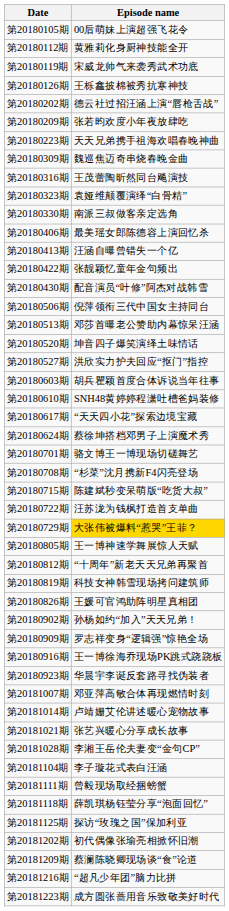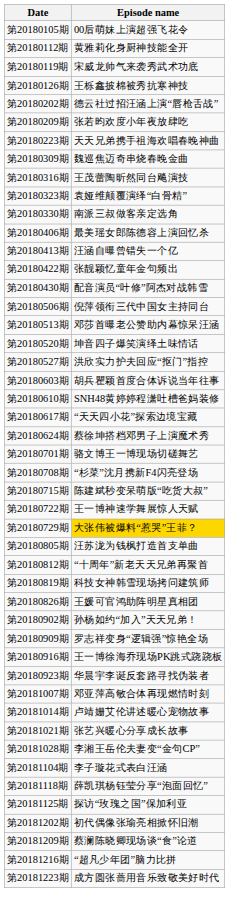(136, 509) 汪苏泷为钱枫打造首支单曲 -> (136, 509) 王一博神速学舞展惊人天赋
(136, 546) 王一博神速学舞展惊人天赋 -> (136, 546) 汪苏泷为钱枫打造首支单曲
- row: (37, 786)
